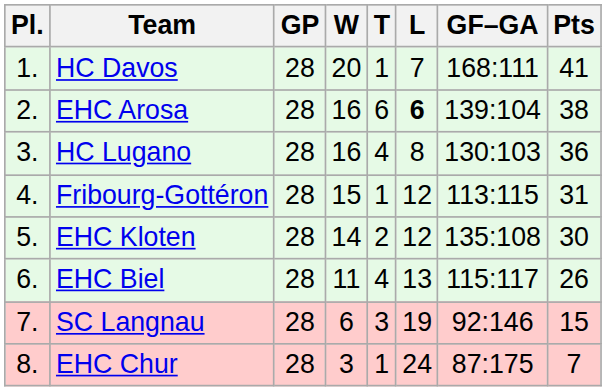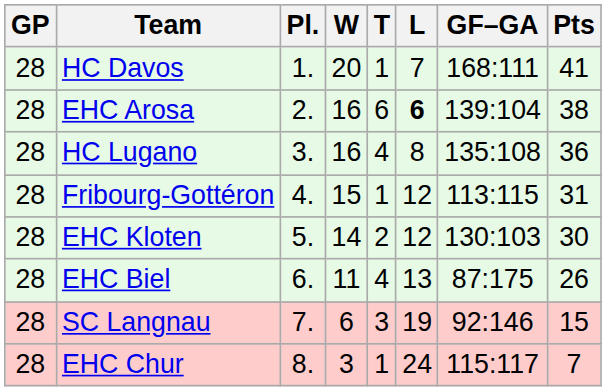columns swapped: (27, 25) <-> (300, 25)
(493, 152) 130:103 -> (493, 152) 135:108
(493, 237) 135:108 -> (493, 237) 130:103
(493, 279) 115:117 -> (493, 279) 87:175
(493, 364) 87:175 -> (493, 364) 115:117
